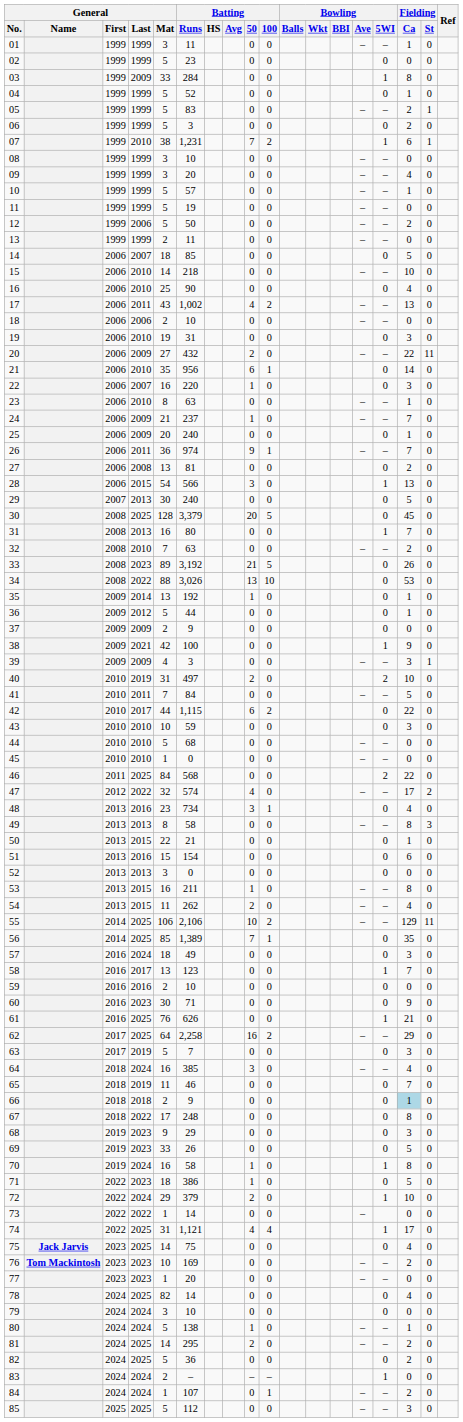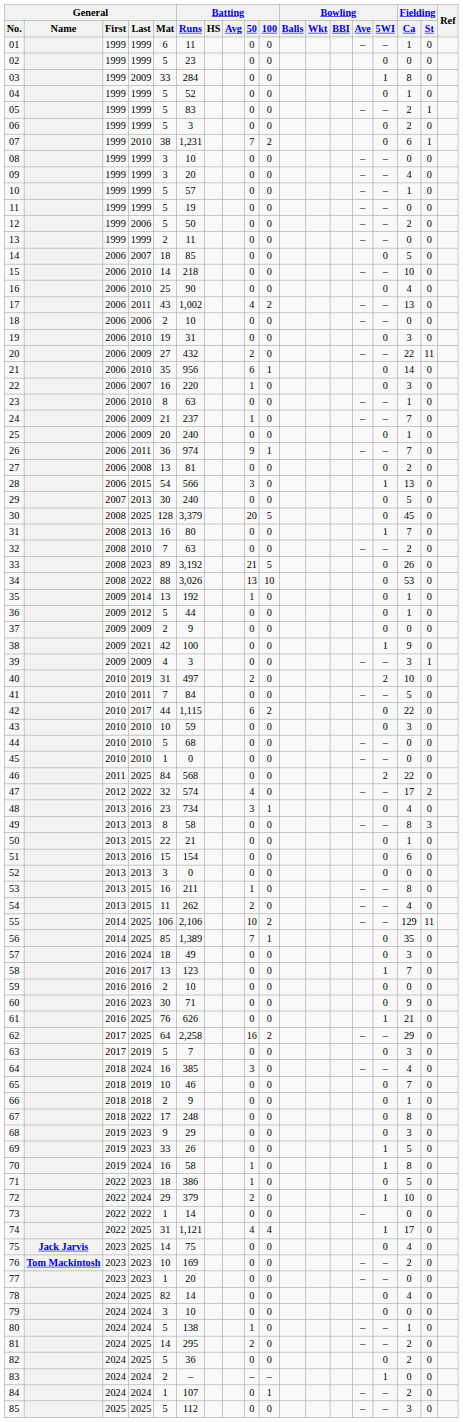(165, 45) 3 -> (165, 45) 6
(385, 142) 1 -> (385, 142) 0
(165, 1084) 11 -> (165, 1084) 10
(409, 1100) lightblue background -> (409, 1100) no background
(385, 1149) 0 -> (385, 1149) 1
